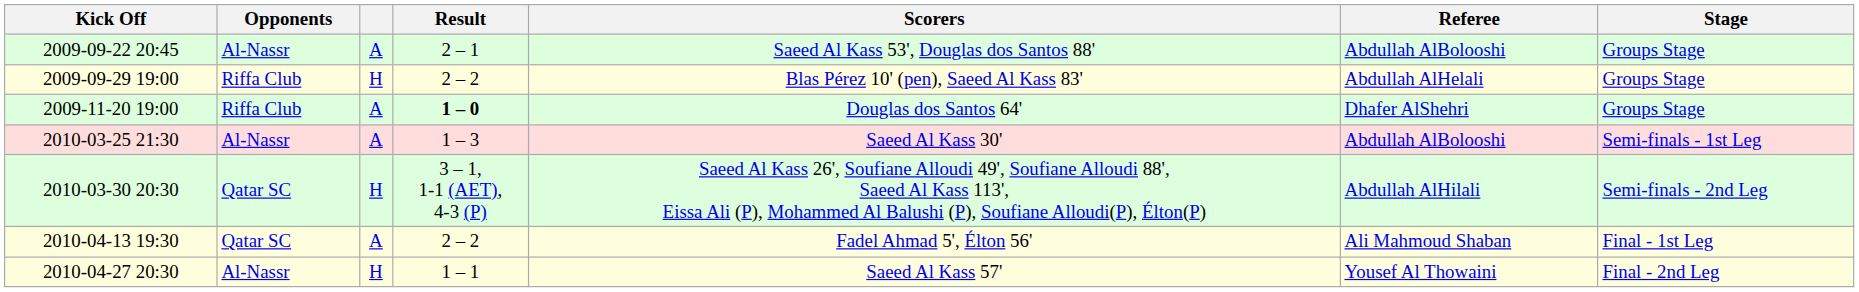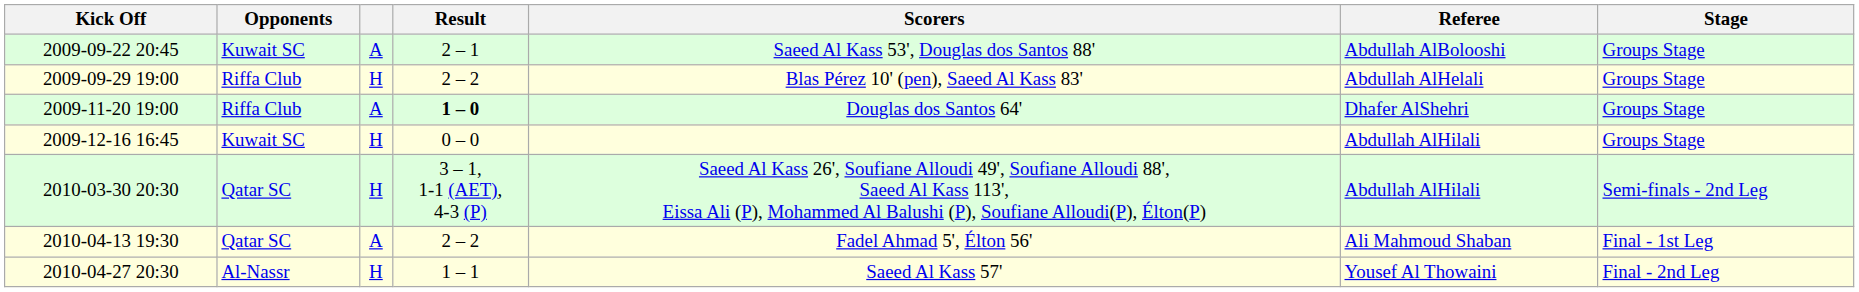(256, 49) Al-Nassr -> (263, 49) Kuwait SC
+ row: (111, 139)
- row: (111, 139)
